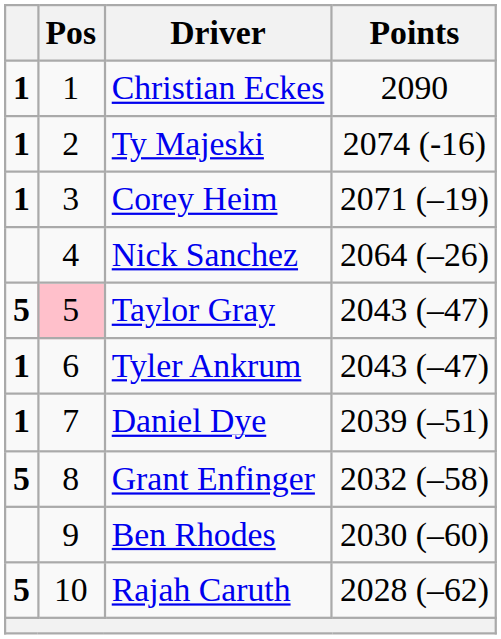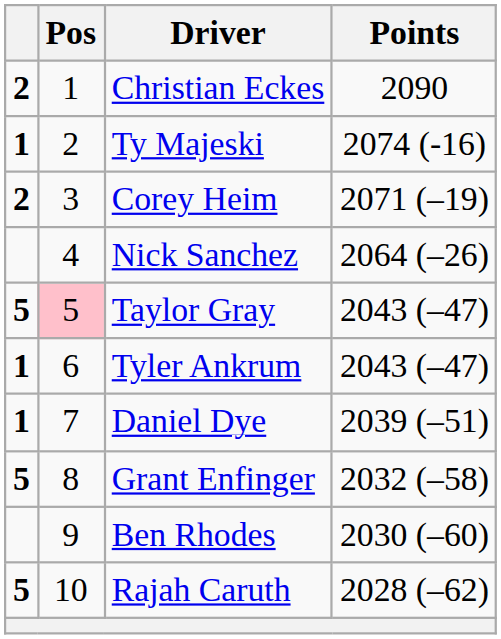(21, 88) 1 -> (21, 88) 2
(21, 199) 1 -> (21, 199) 2
